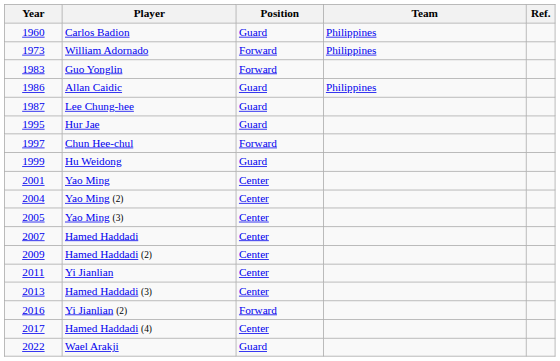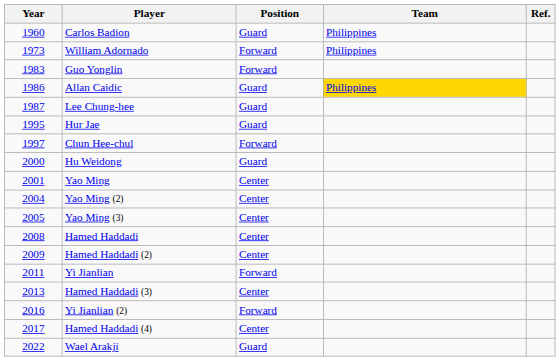(351, 88) no background -> (351, 88) gold background
(33, 162) 1999 -> (33, 162) 2000
(33, 236) 2007 -> (33, 236) 2008
(254, 273) Center -> (258, 273) Forward
